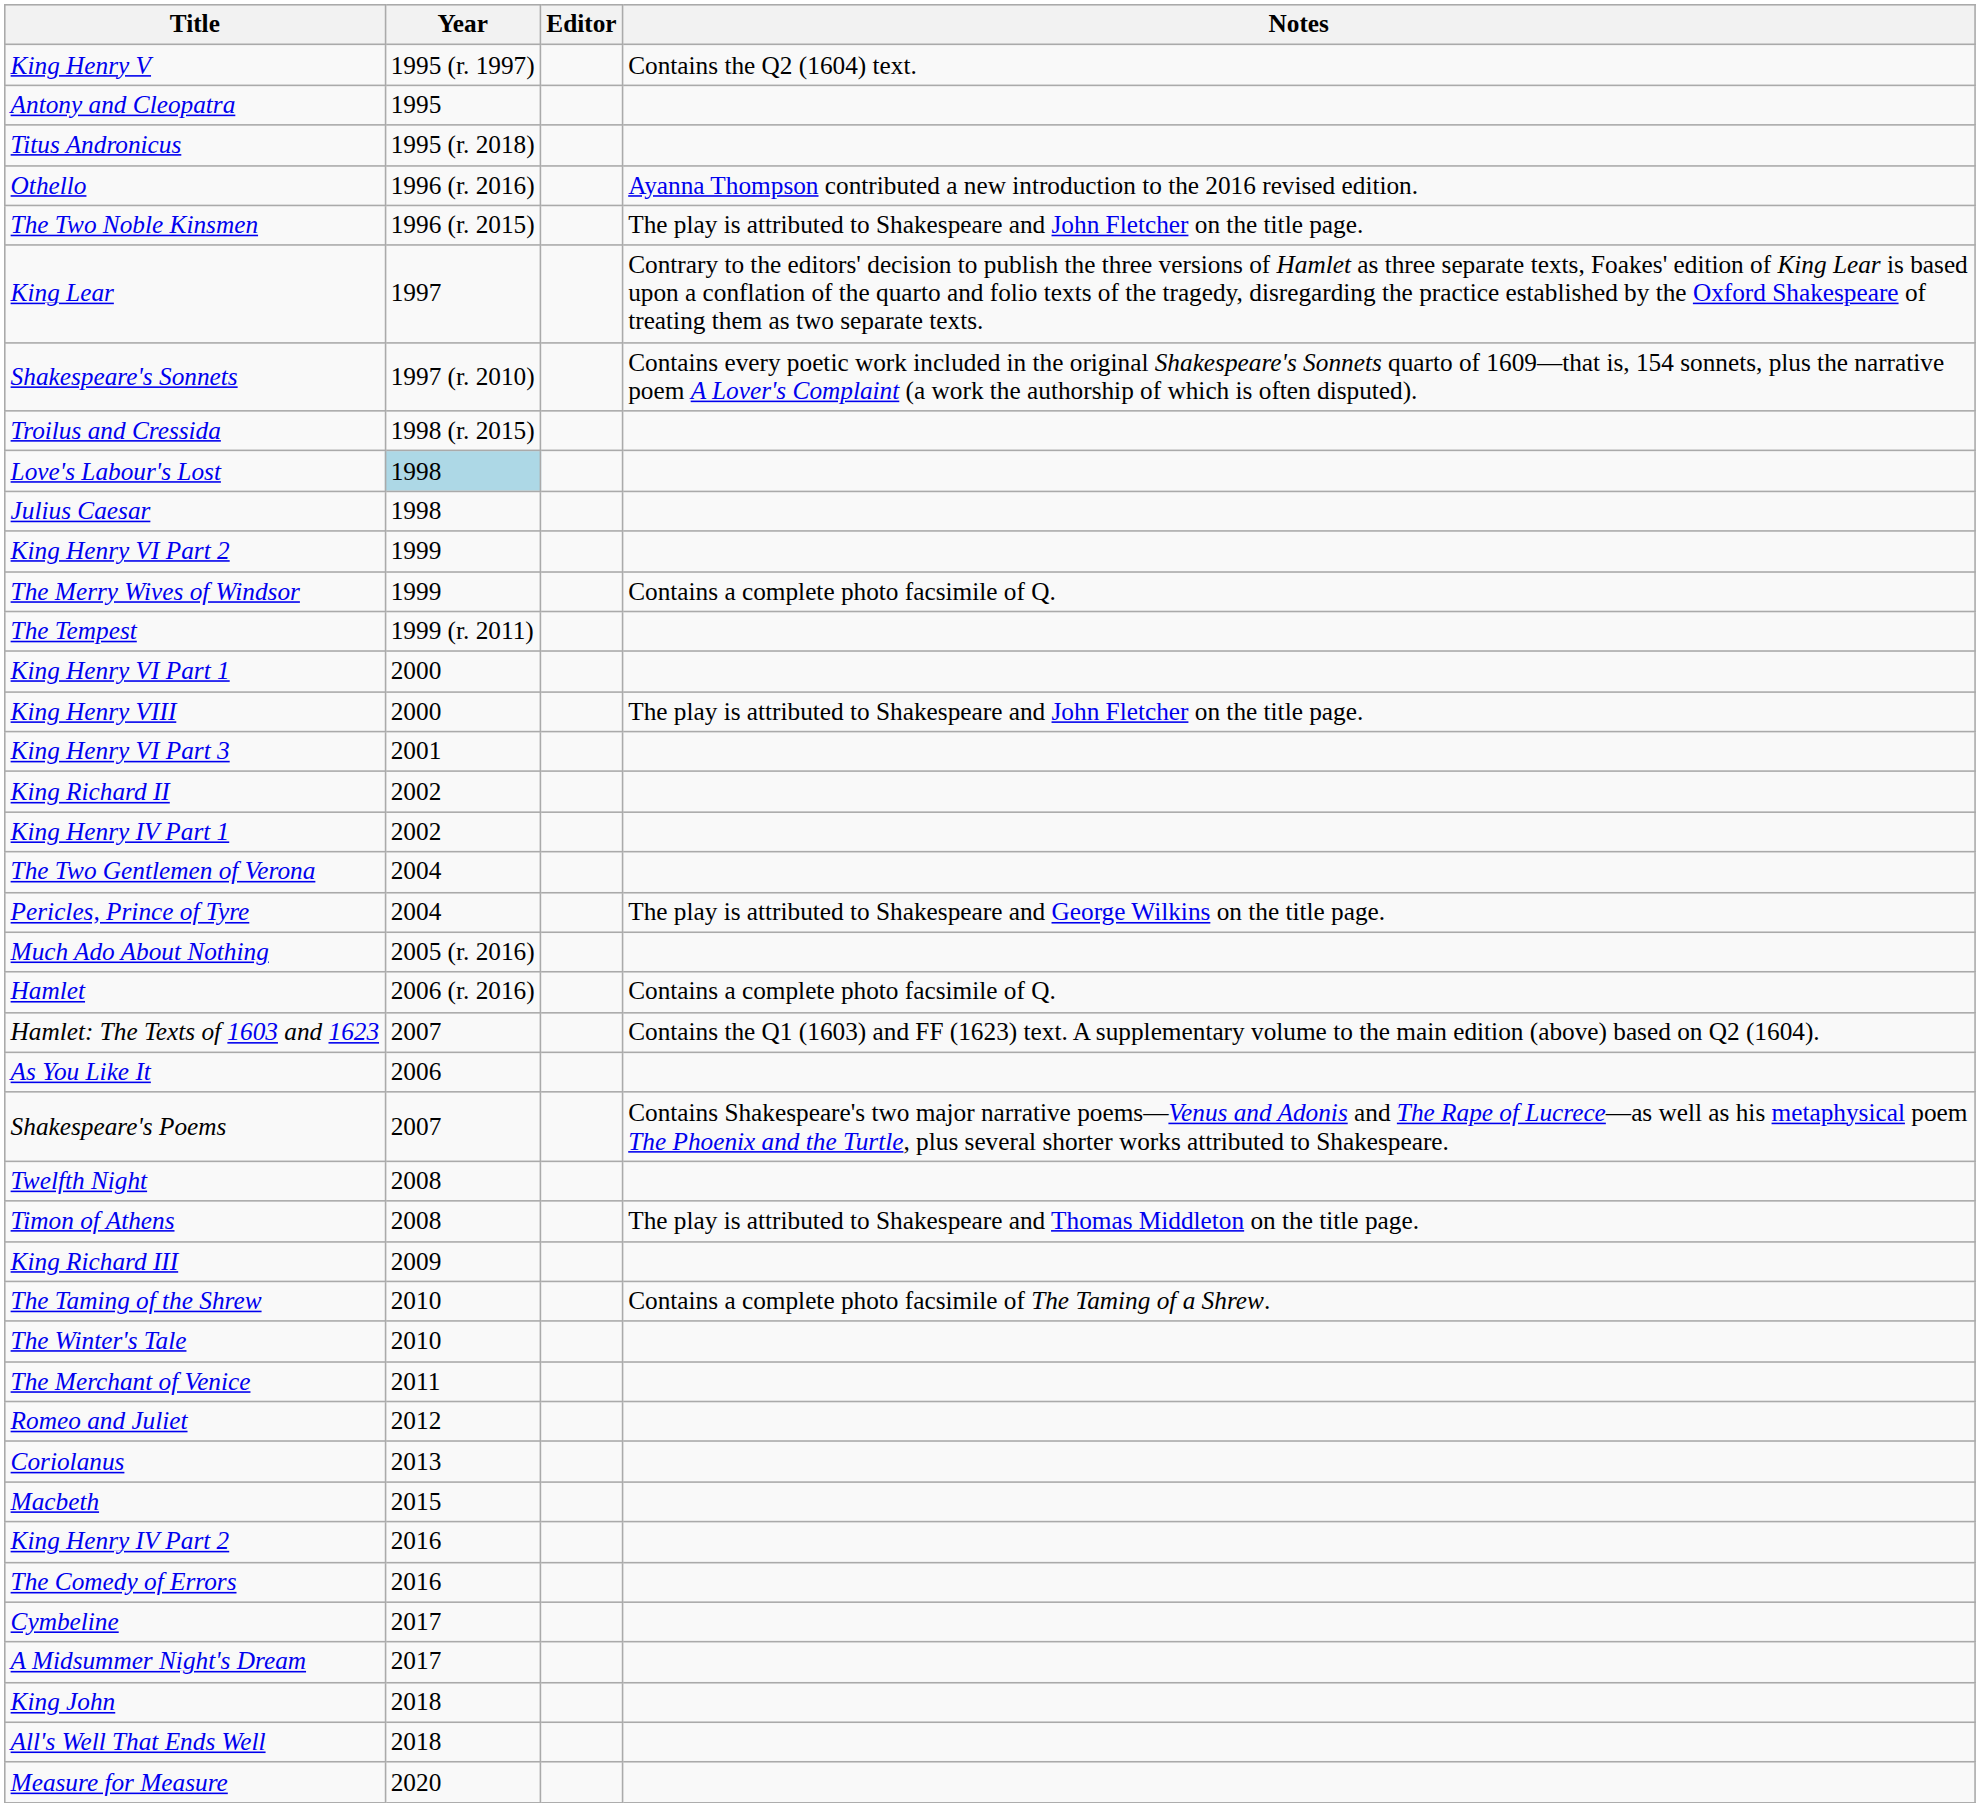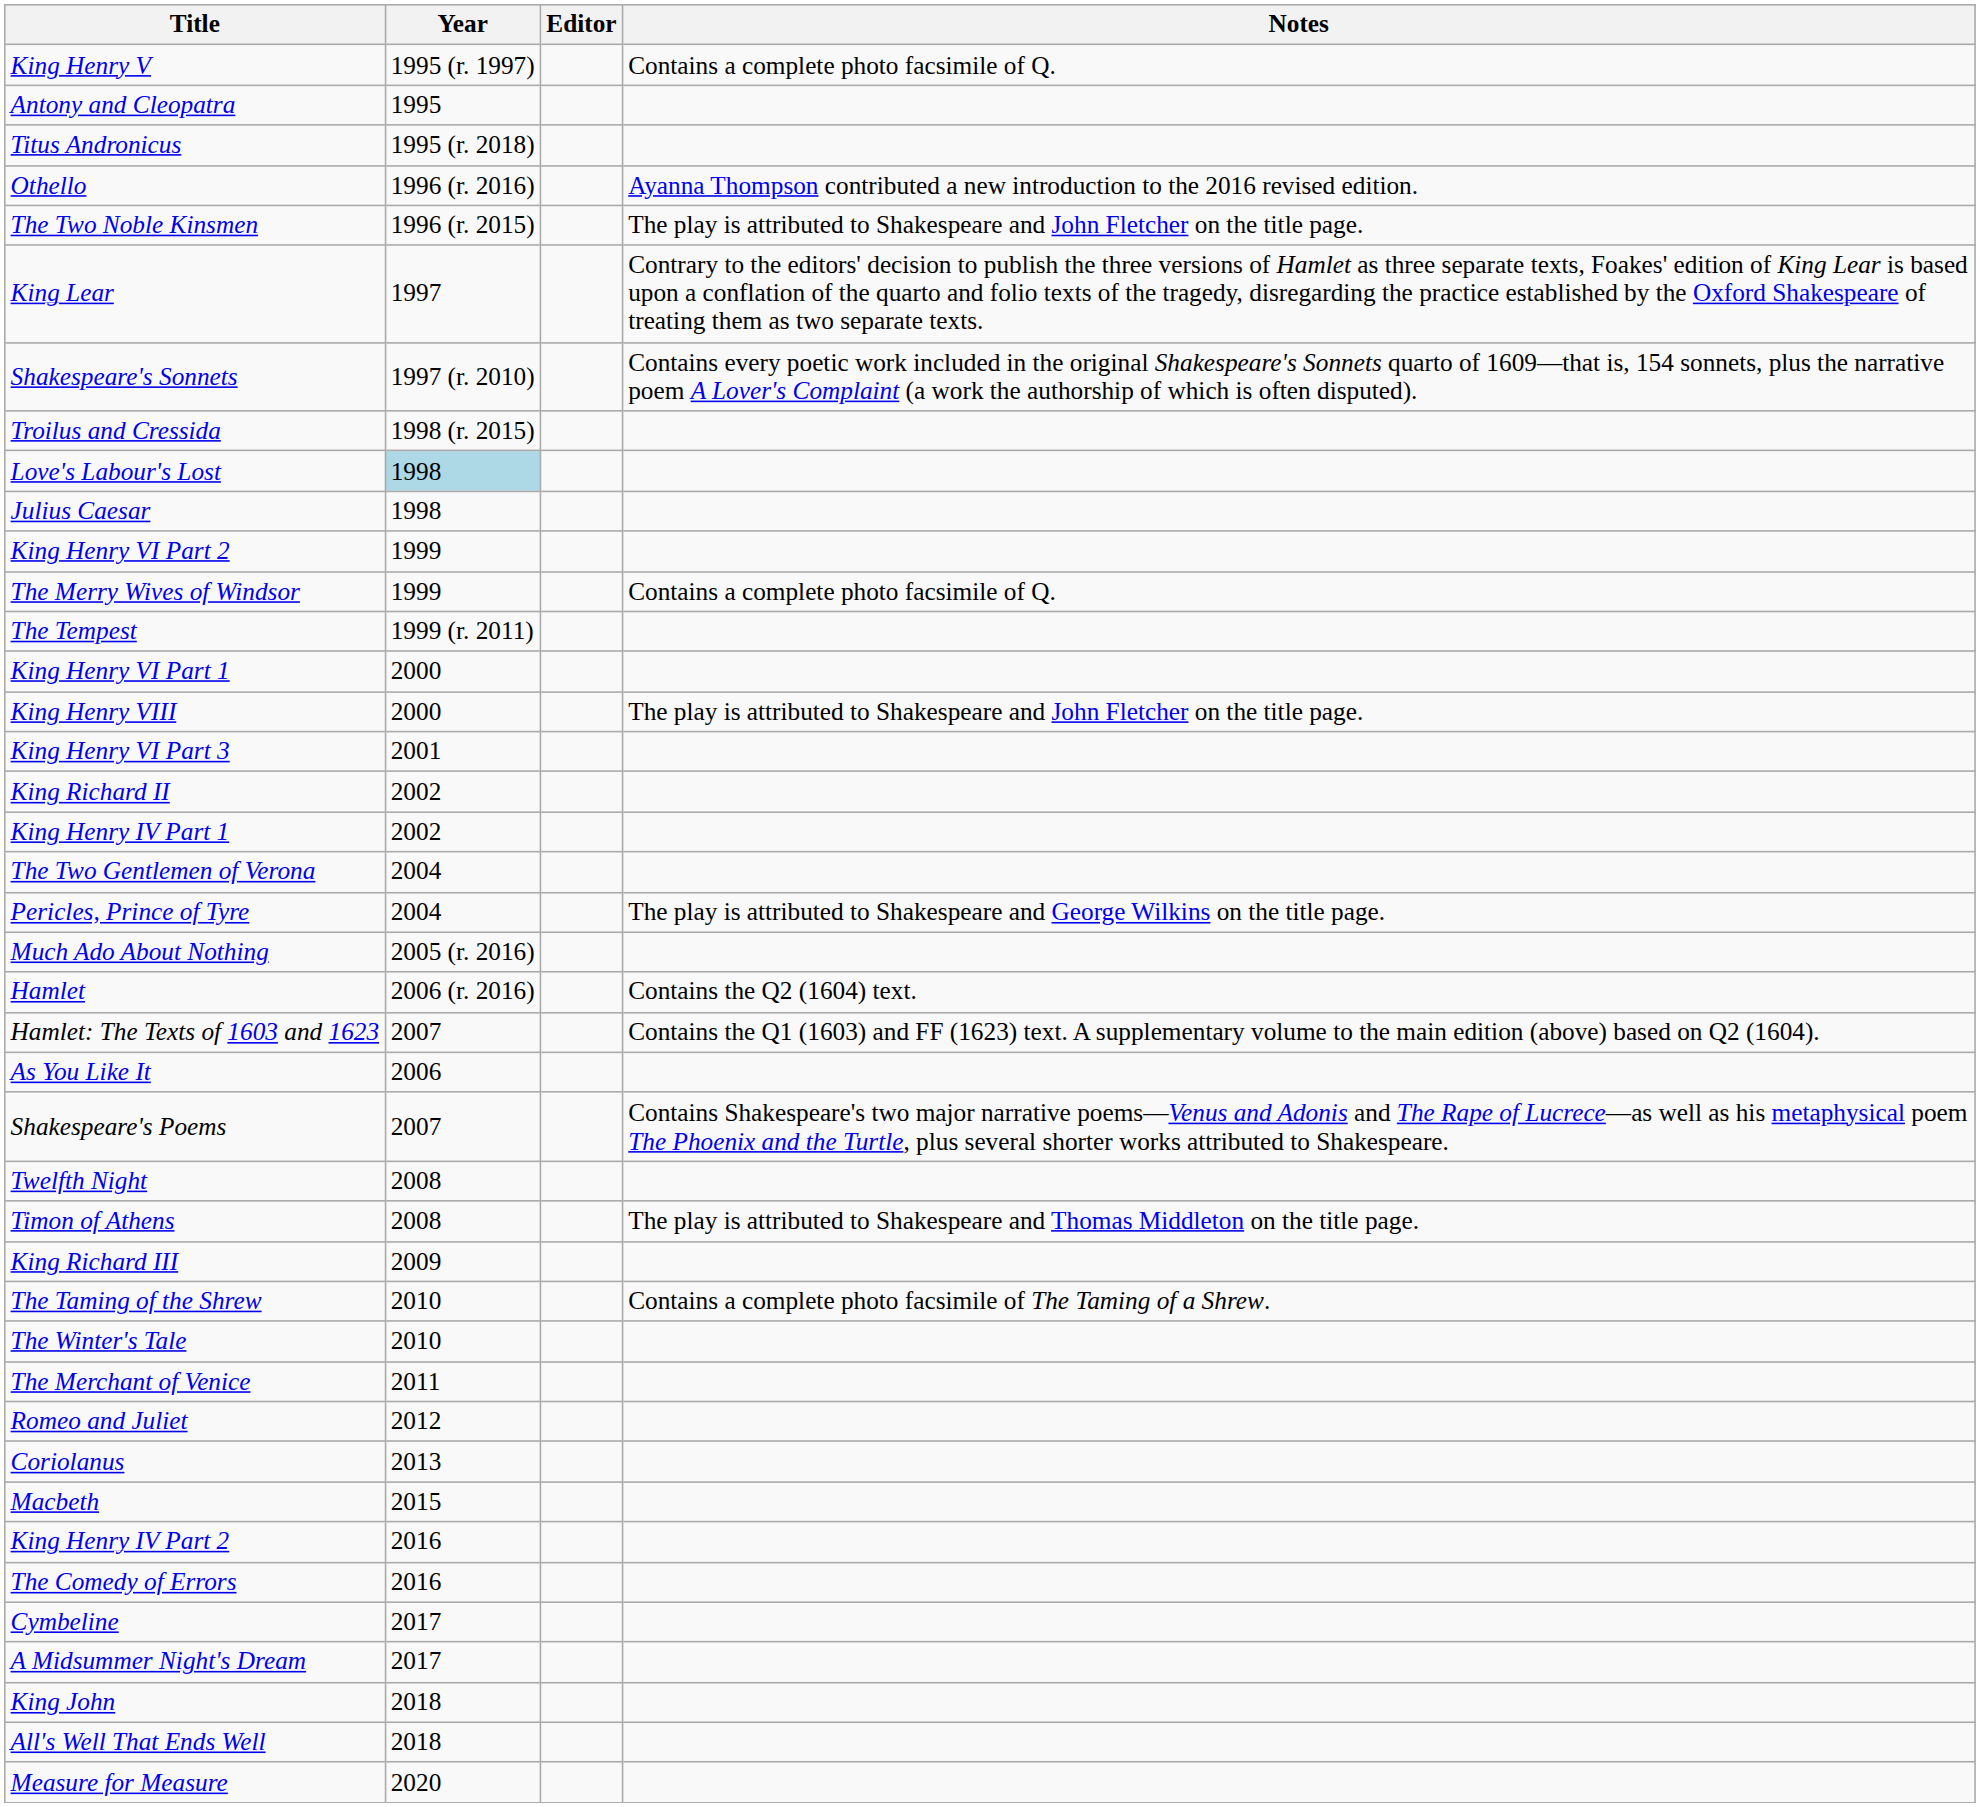(772, 64) Contains the Q2 (1604) text. -> (842, 64) Contains a complete photo facsimile of Q.
(842, 991) Contains a complete photo facsimile of Q. -> (772, 991) Contains the Q2 (1604) text.
